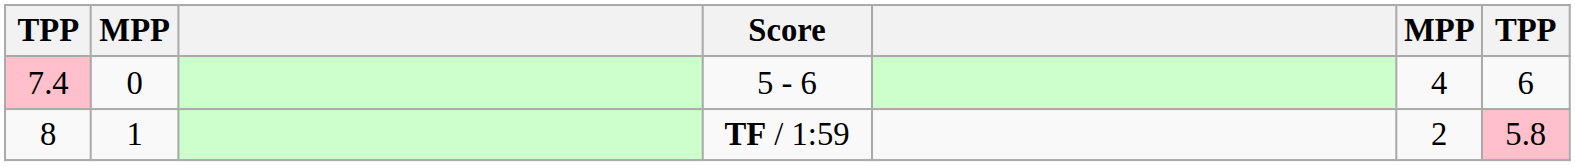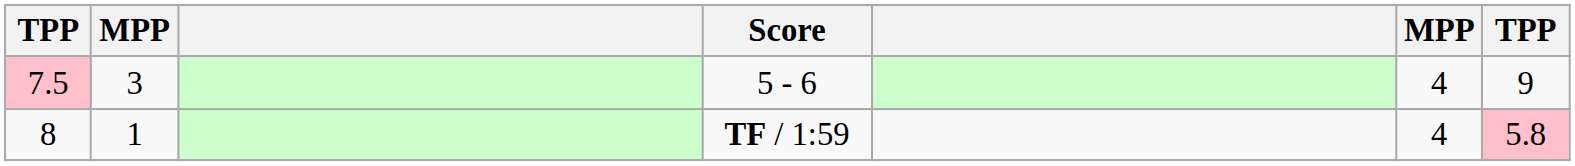(48, 82) 7.4 -> (48, 82) 7.5
(135, 82) 0 -> (135, 82) 3
(1526, 82) 6 -> (1526, 82) 9
(1439, 133) 2 -> (1439, 133) 4
